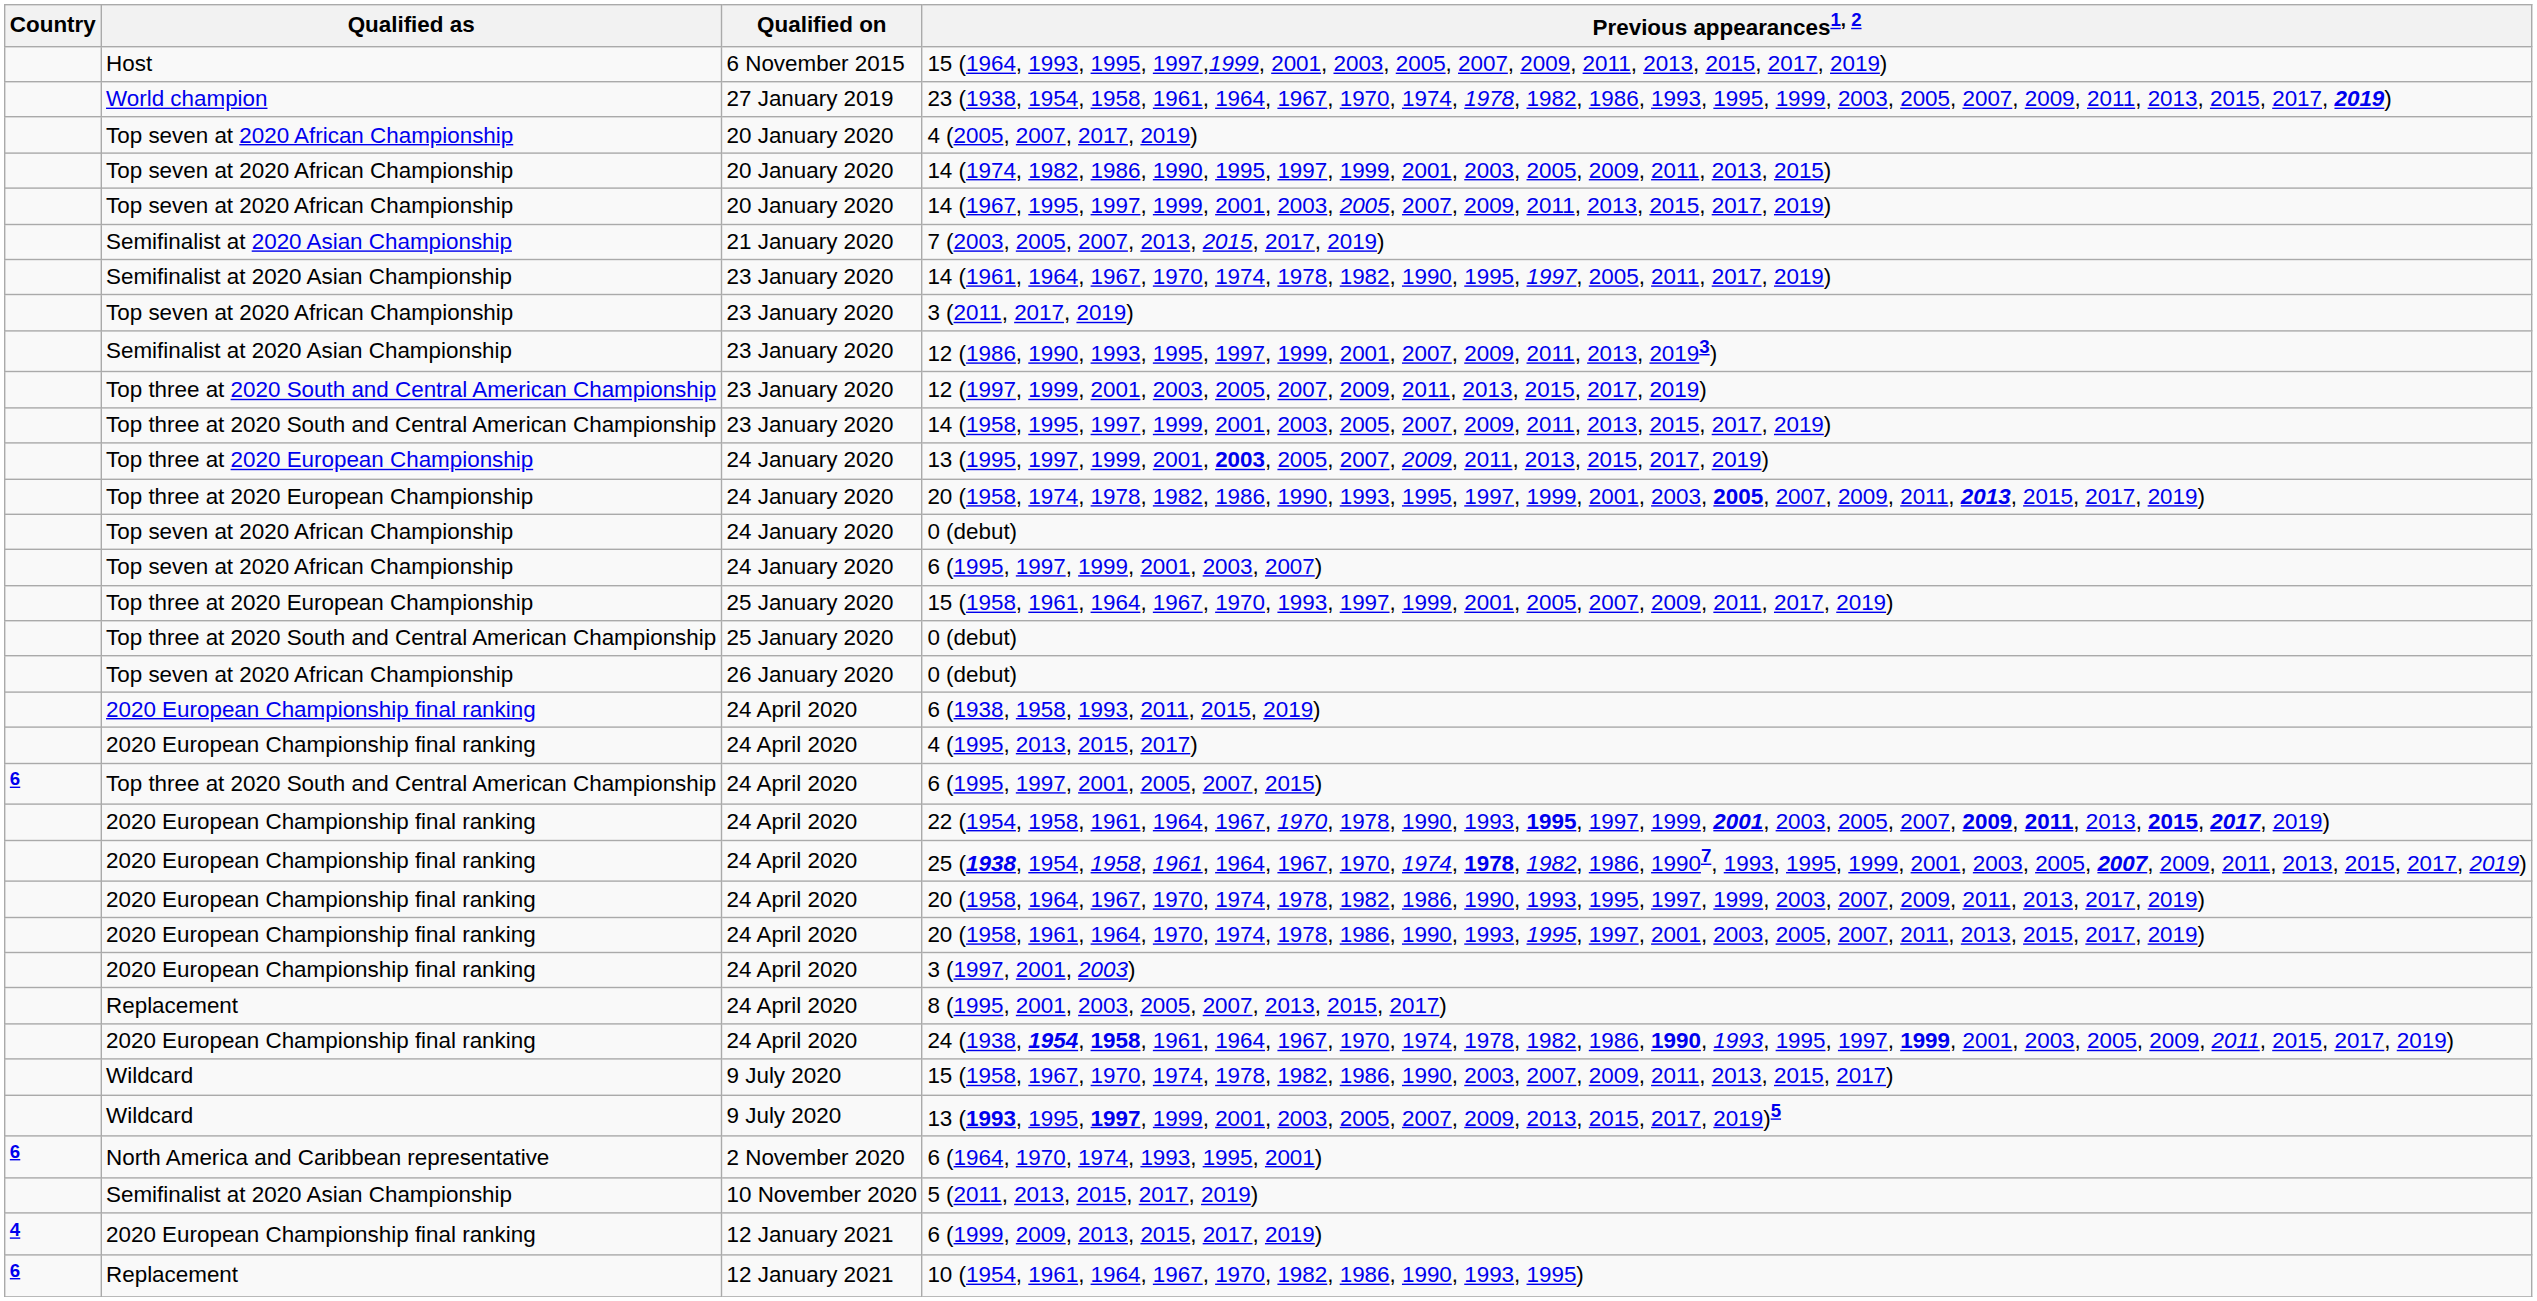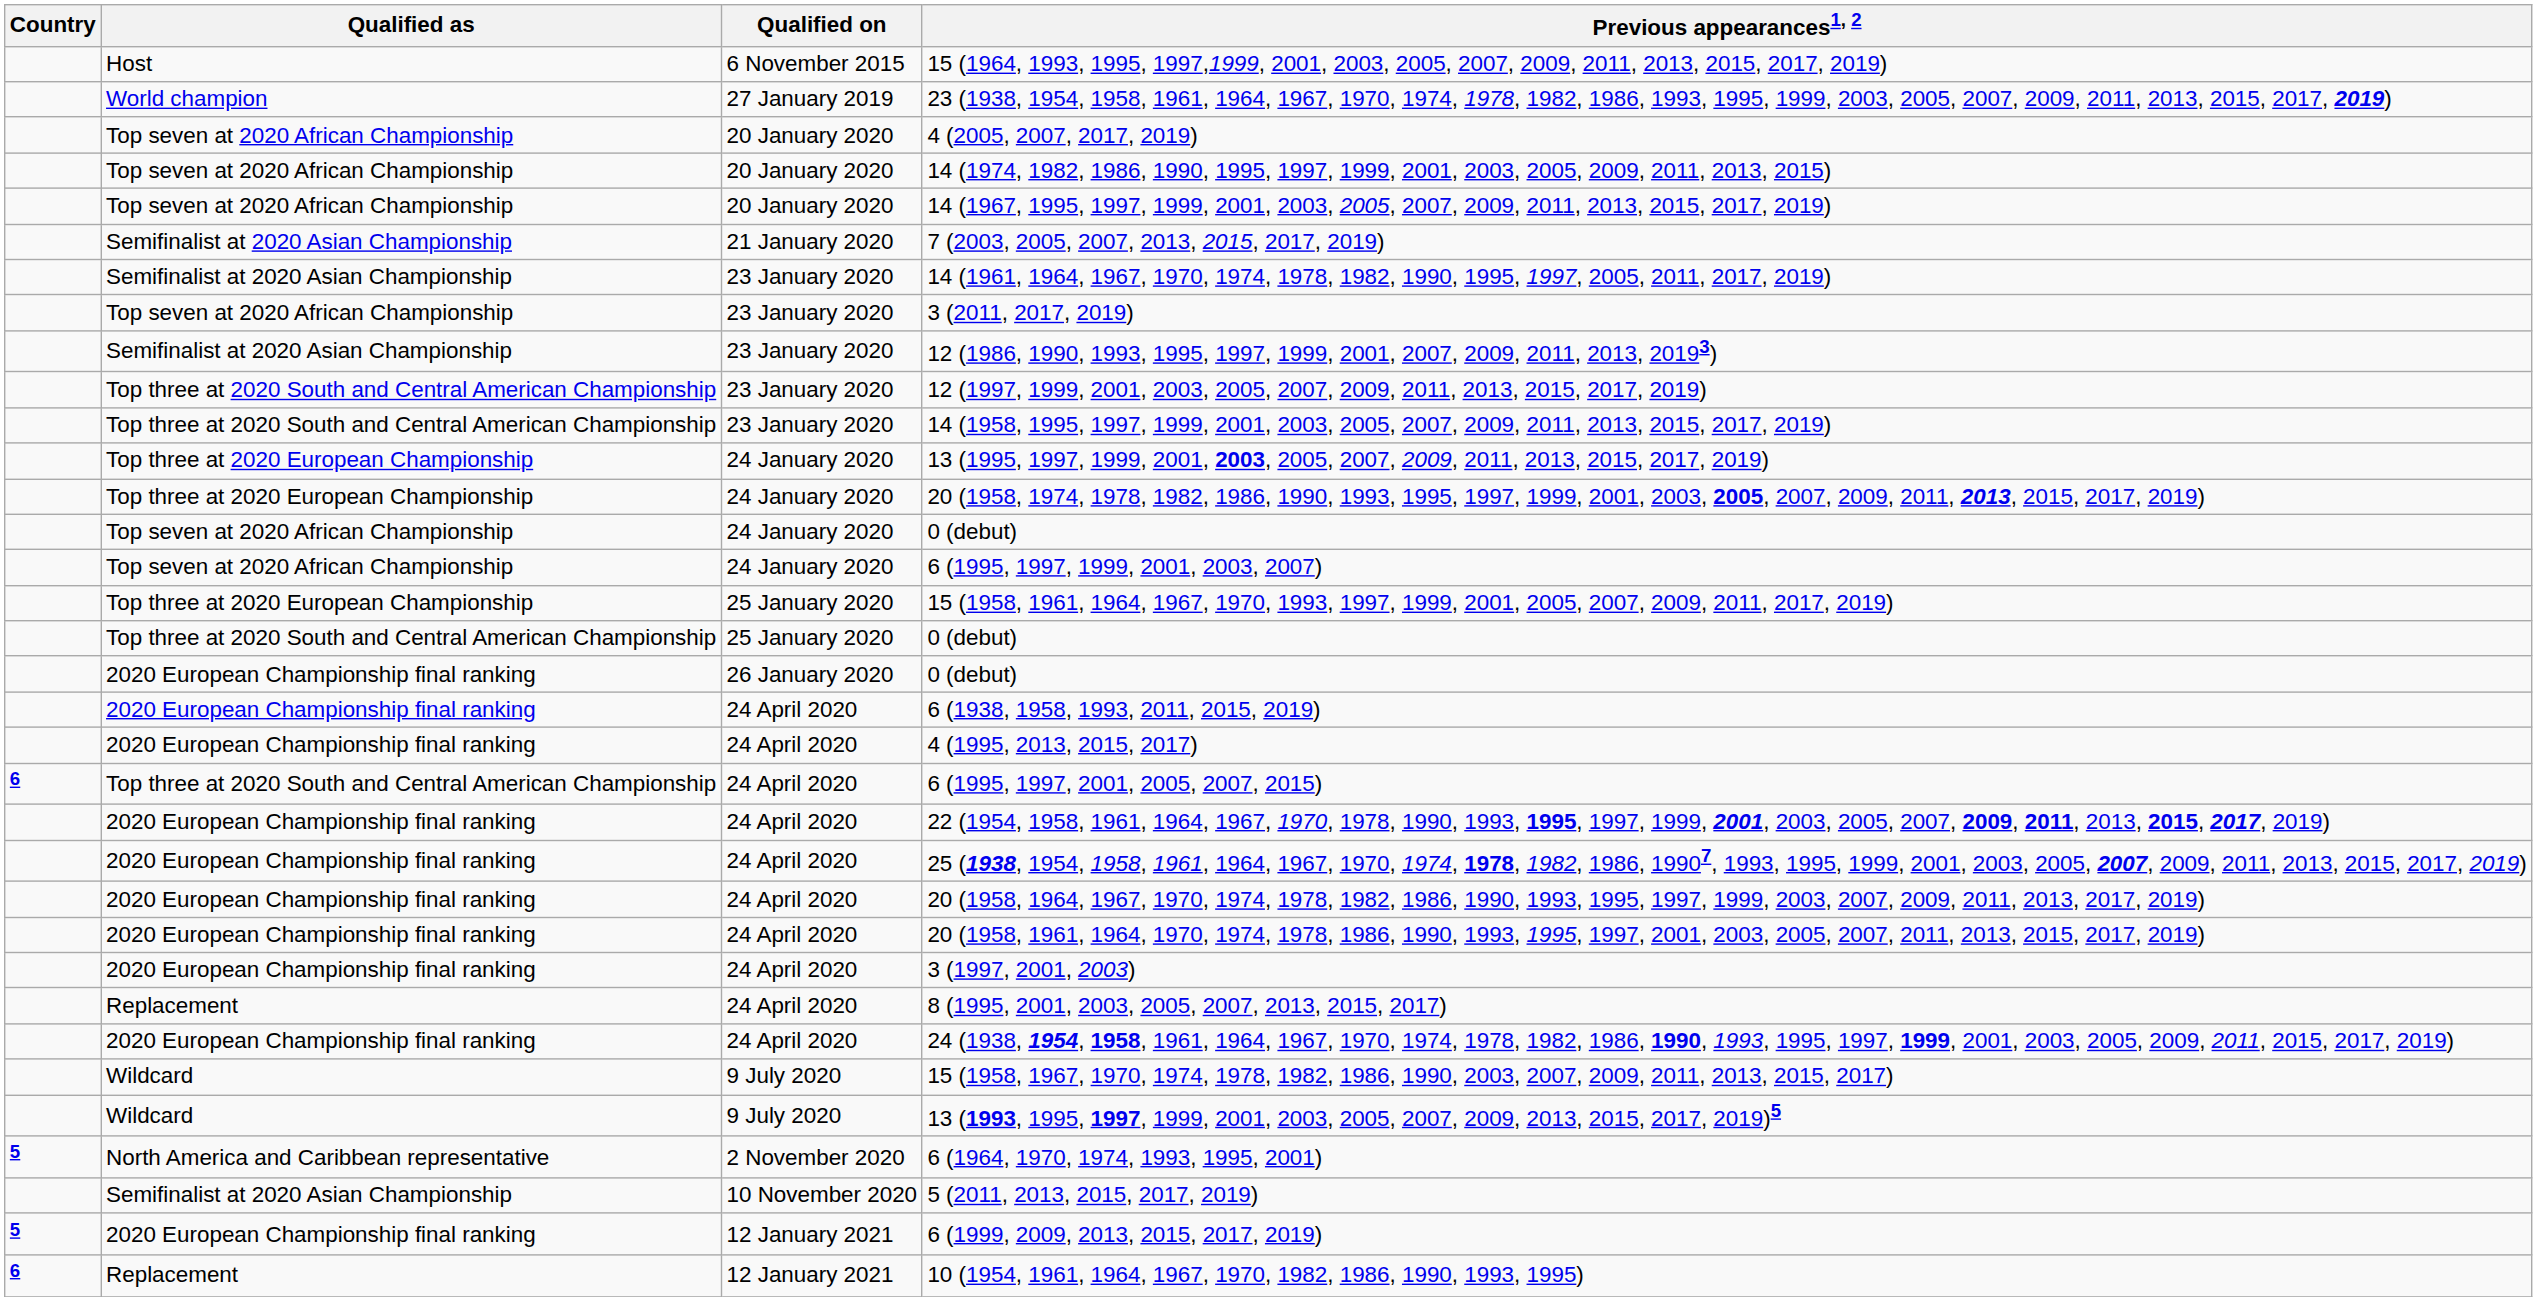(310, 673) Top seven at 2020 African Championship -> (321, 673) 2020 European Championship final ranking
(15, 1152) 6 -> (15, 1152) 5
(15, 1229) 4 -> (15, 1229) 5
